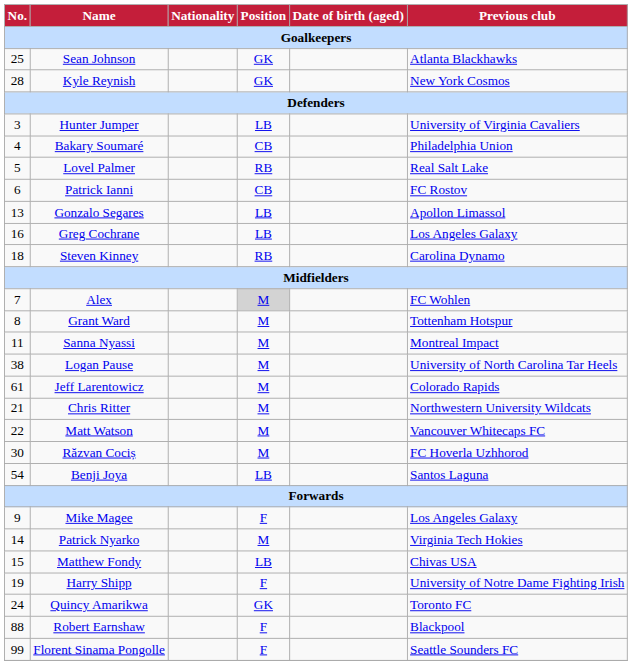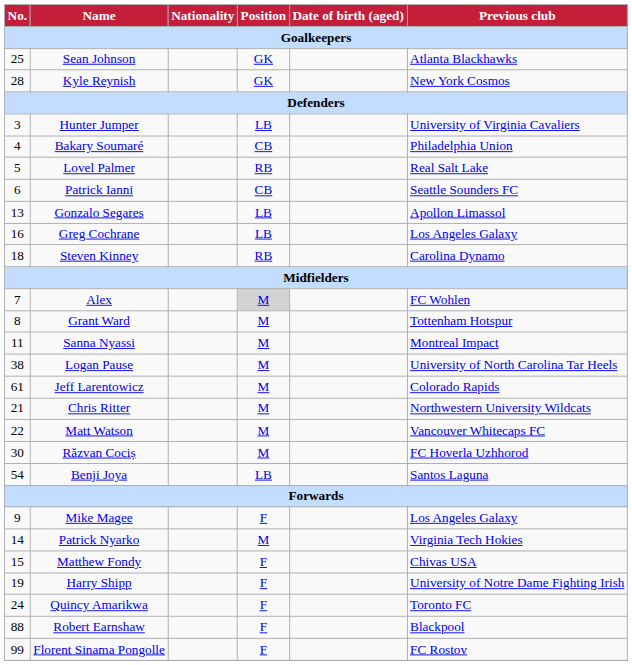(439, 190) FC Rostov -> (464, 190) Seattle Sounders FC
(263, 562) LB -> (263, 562) F
(263, 605) GK -> (263, 605) F
(464, 649) Seattle Sounders FC -> (439, 649) FC Rostov
